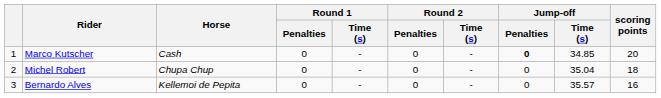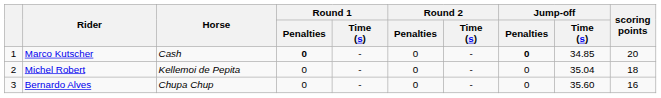(304, 54) normal -> (304, 54) bold
(186, 70) Chupa Chup -> (199, 70) Kellemoi de Pepita
(199, 85) Kellemoi de Pepita -> (186, 85) Chupa Chup
(582, 85) 35.57 -> (582, 85) 35.60
